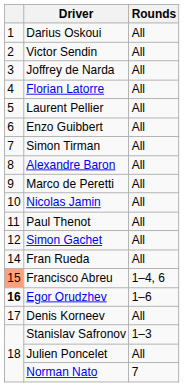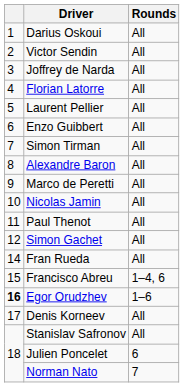(14, 278) lightsalmon background -> (14, 278) no background
(142, 334) 1–3 -> (138, 334) All
(138, 353) All -> (135, 353) 6
